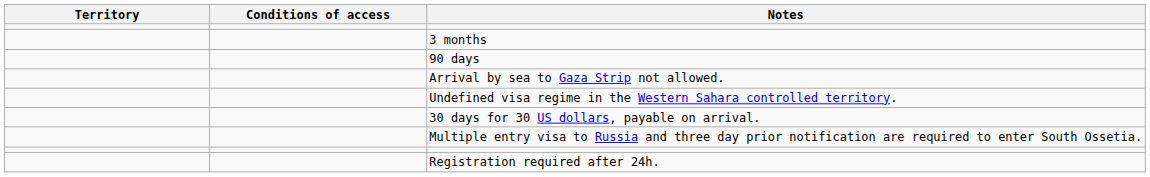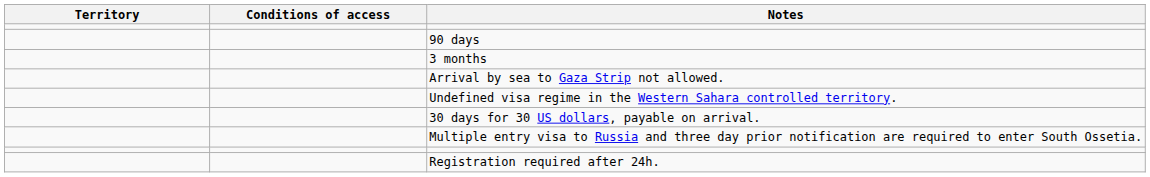rows swapped: (107, 59) <-> (107, 39)
